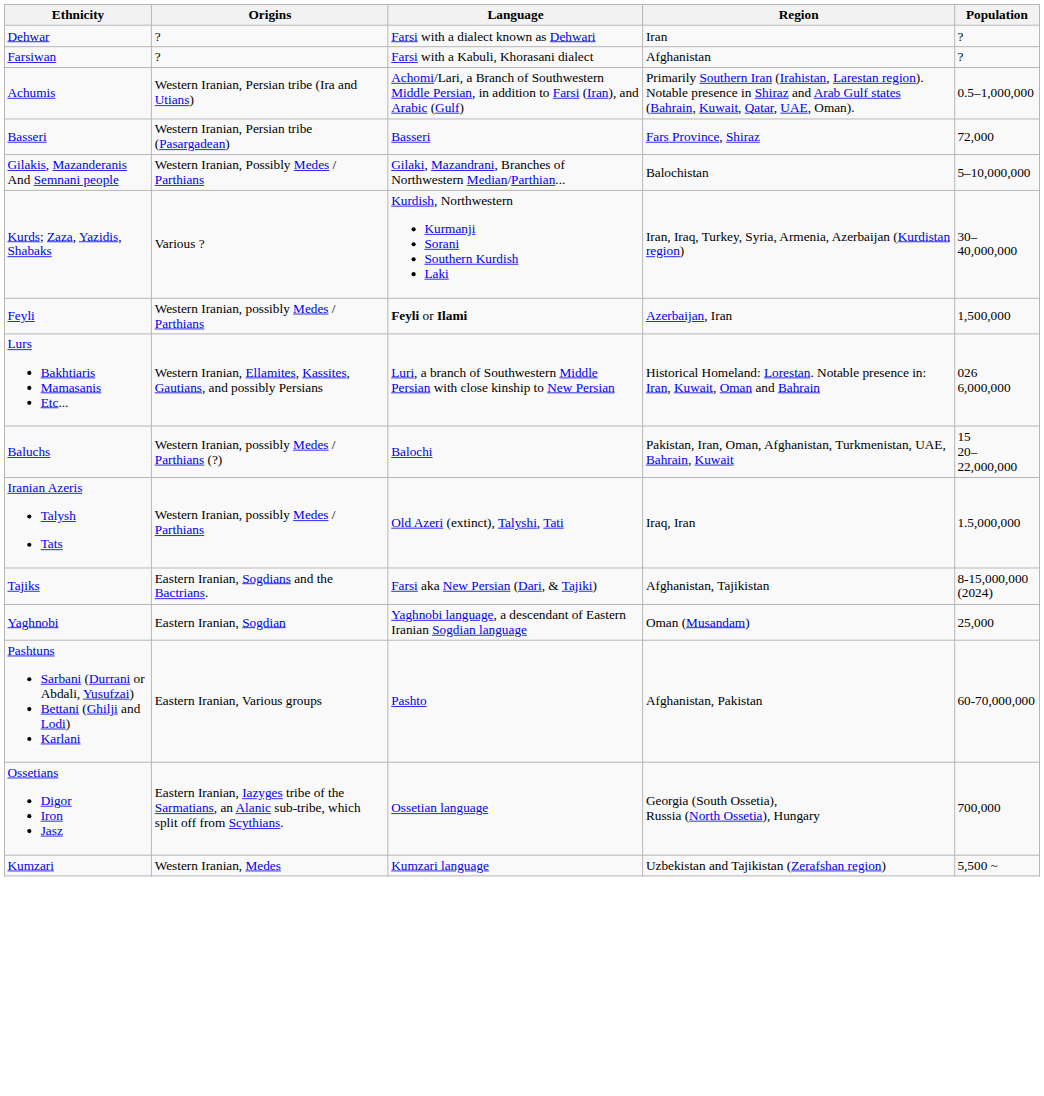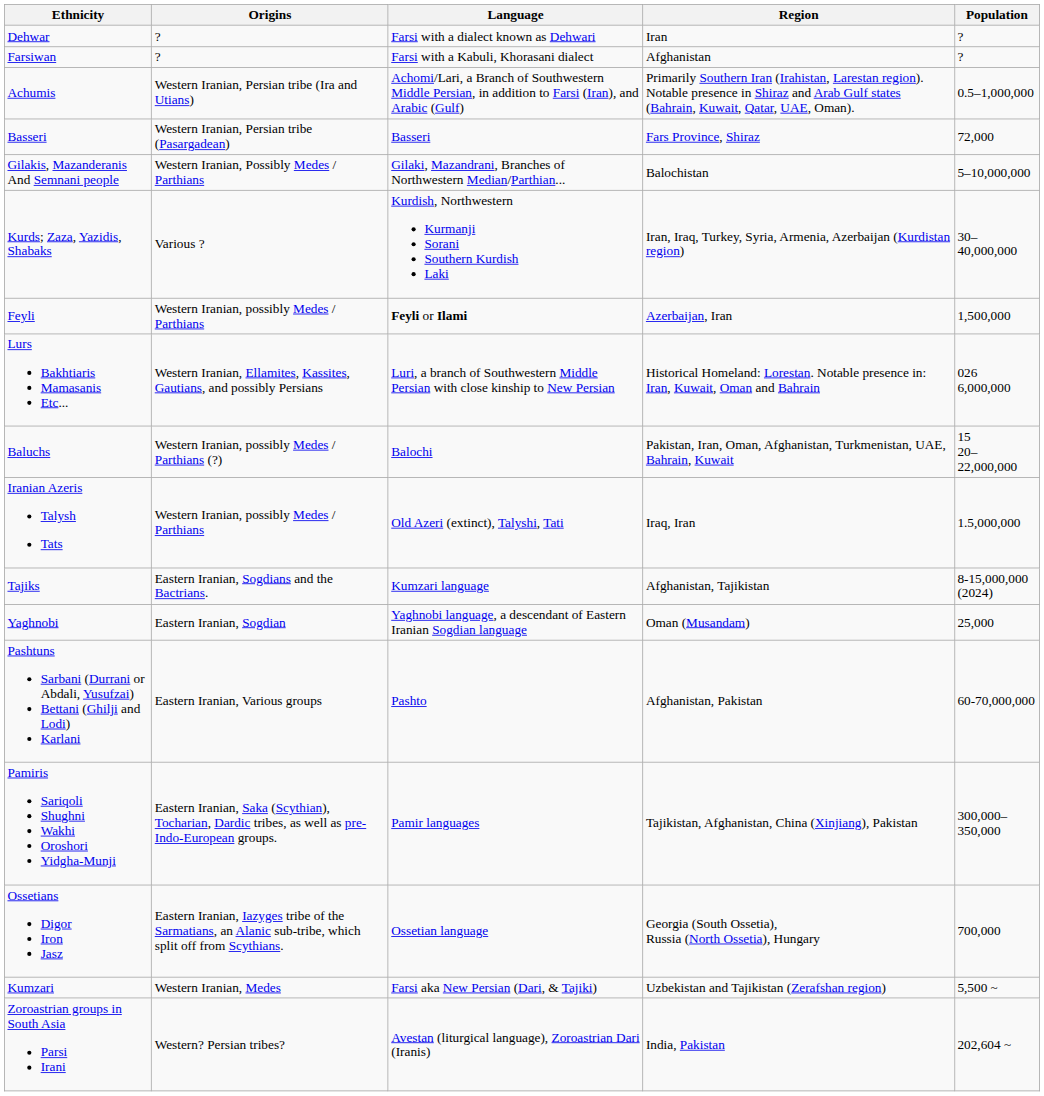(494, 586) Farsi aka New Persian (Dari, & Tajiki) -> (440, 586) Kumzari language
+ row: (78, 817)
(440, 865) Kumzari language -> (494, 987) Farsi aka New Persian (Dari, & Tajiki)
+ row: (78, 1038)
